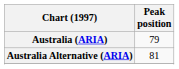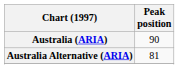(154, 39) 79 -> (154, 39) 90
